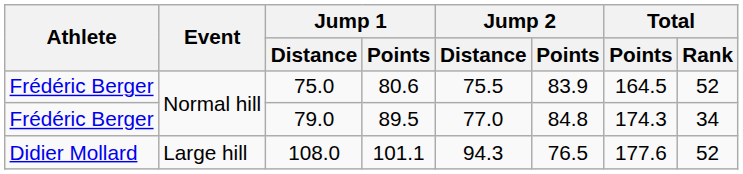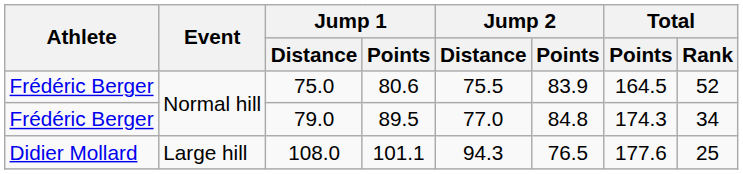(708, 153) 52 -> (708, 153) 25
